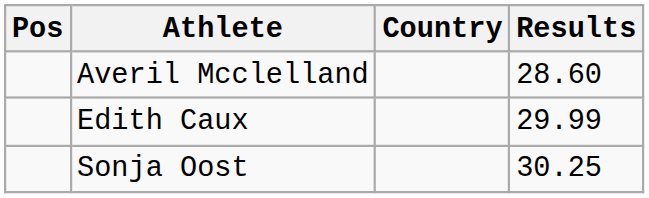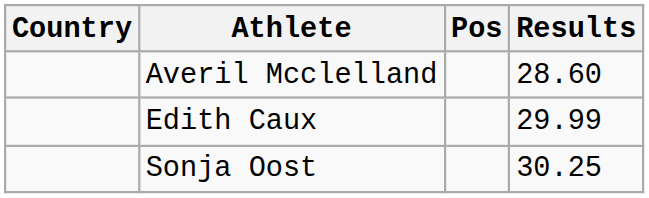columns swapped: (38, 28) <-> (442, 28)
